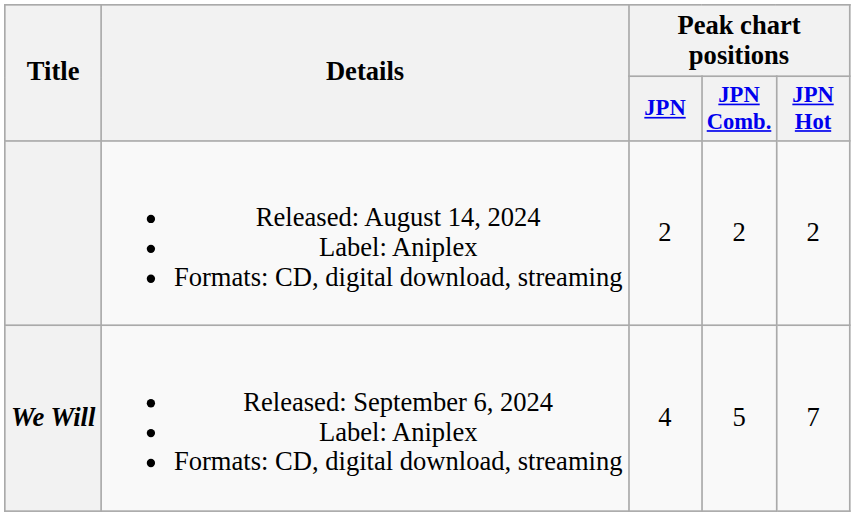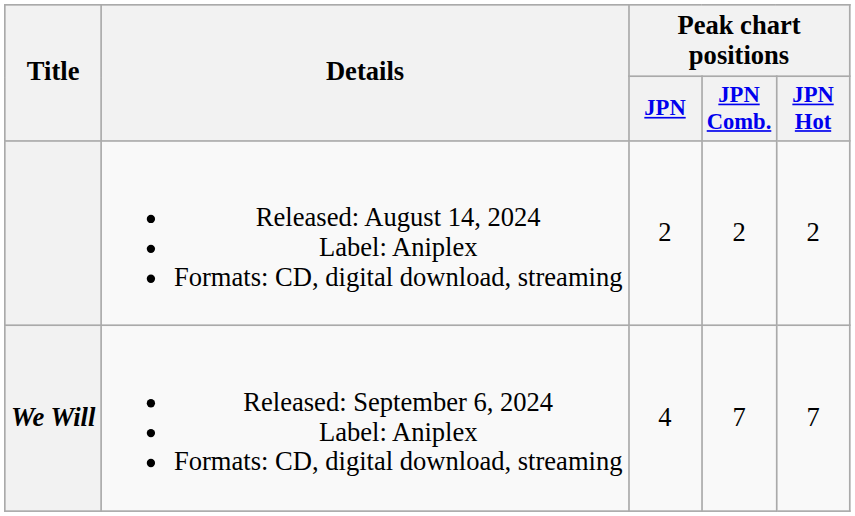(739, 417) 5 -> (739, 417) 7
